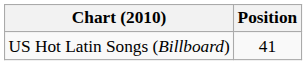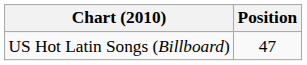(267, 45) 41 -> (267, 45) 47
